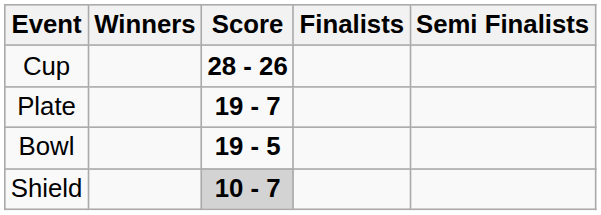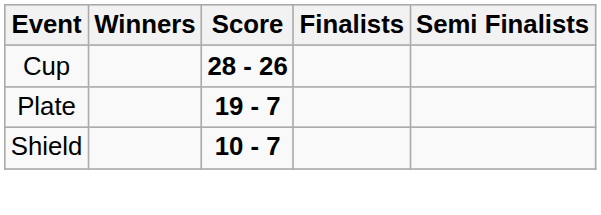- row: (47, 147)
(248, 188) lightgrey background -> (248, 147) no background
